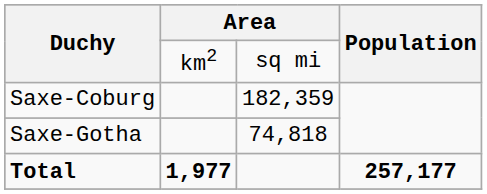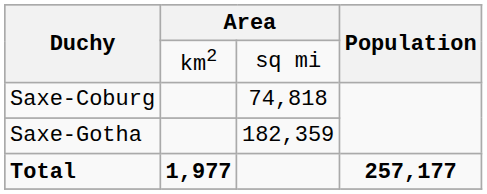(288, 100) 182,359 -> (288, 100) 74,818
(288, 136) 74,818 -> (288, 136) 182,359
